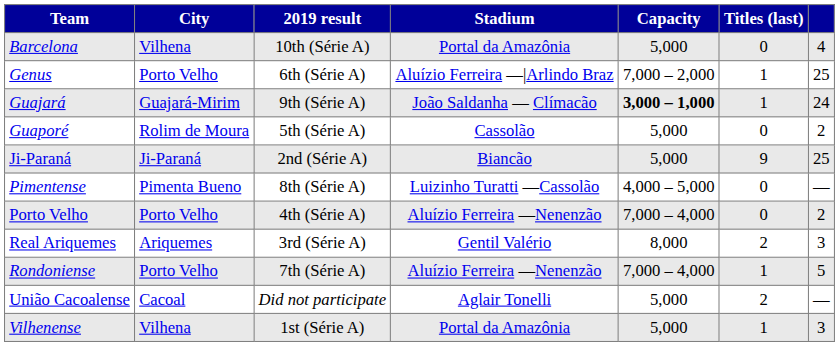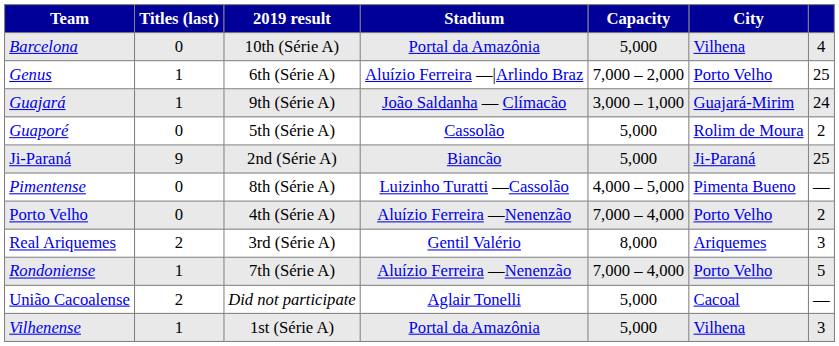columns swapped: (194, 18) <-> (764, 18)
(669, 102) bold -> (638, 102) normal
